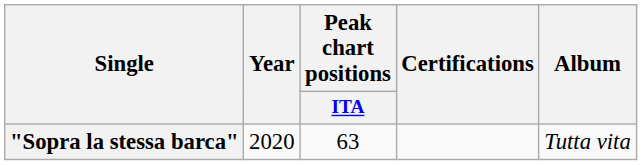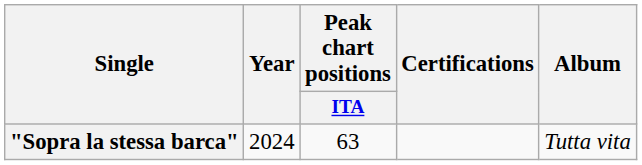(272, 141) 2020 -> (272, 141) 2024
